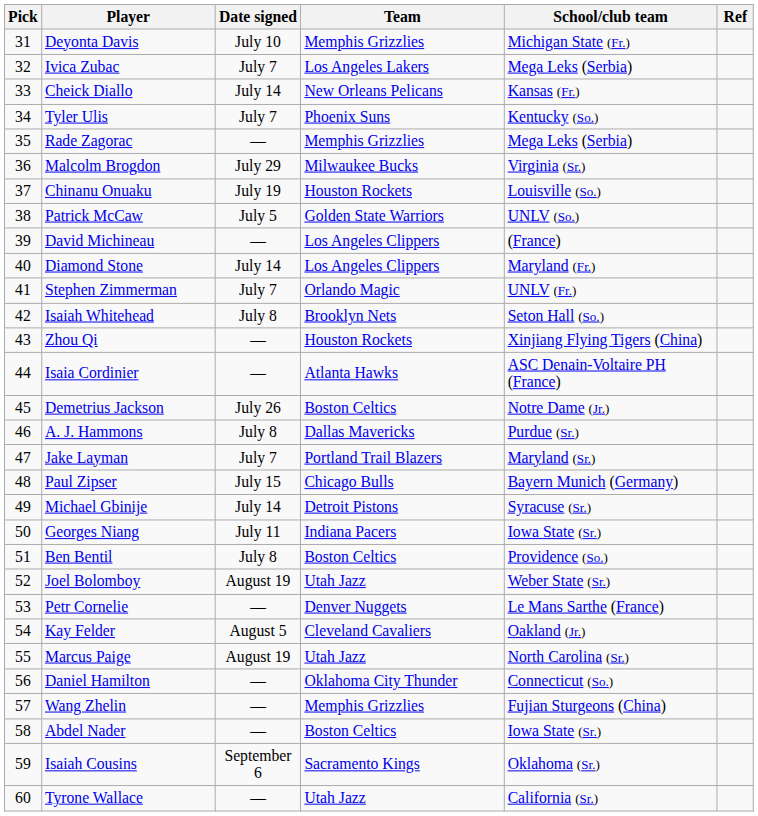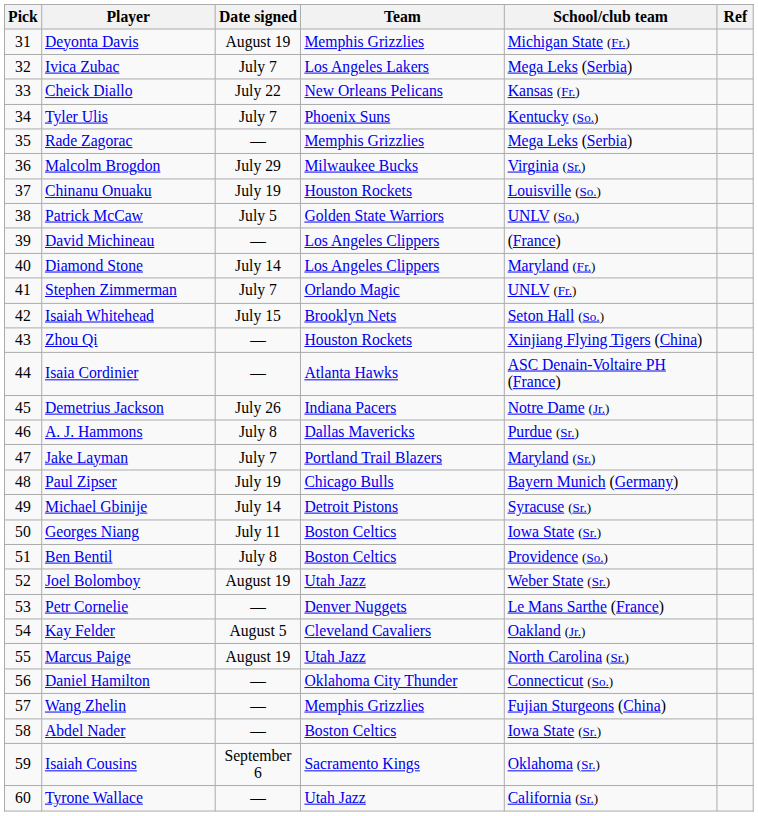(258, 41) July 10 -> (258, 41) August 19
(258, 91) July 14 -> (258, 91) July 22
(258, 315) July 8 -> (258, 315) July 15
(350, 407) Boston Celtics -> (350, 407) Indiana Pacers
(258, 482) July 15 -> (258, 482) July 19
(350, 531) Indiana Pacers -> (350, 531) Boston Celtics
